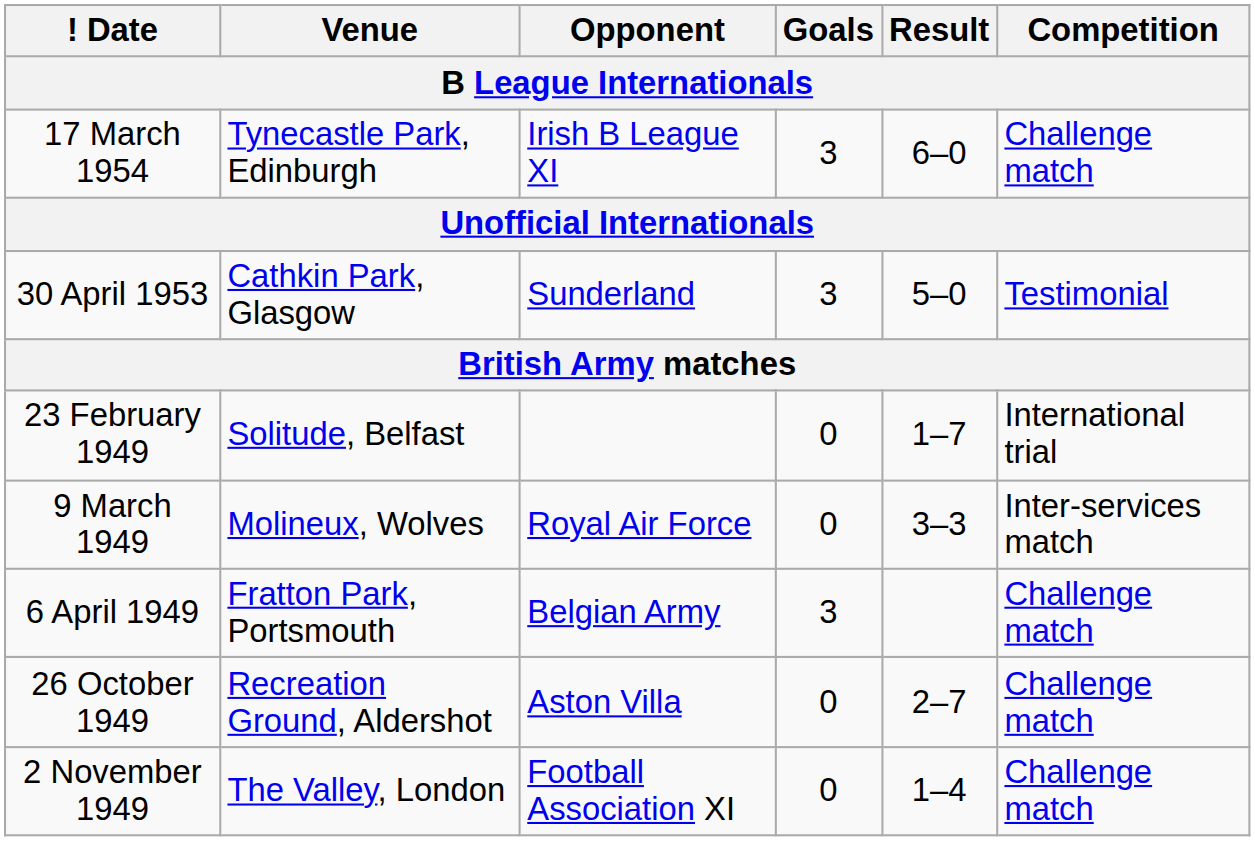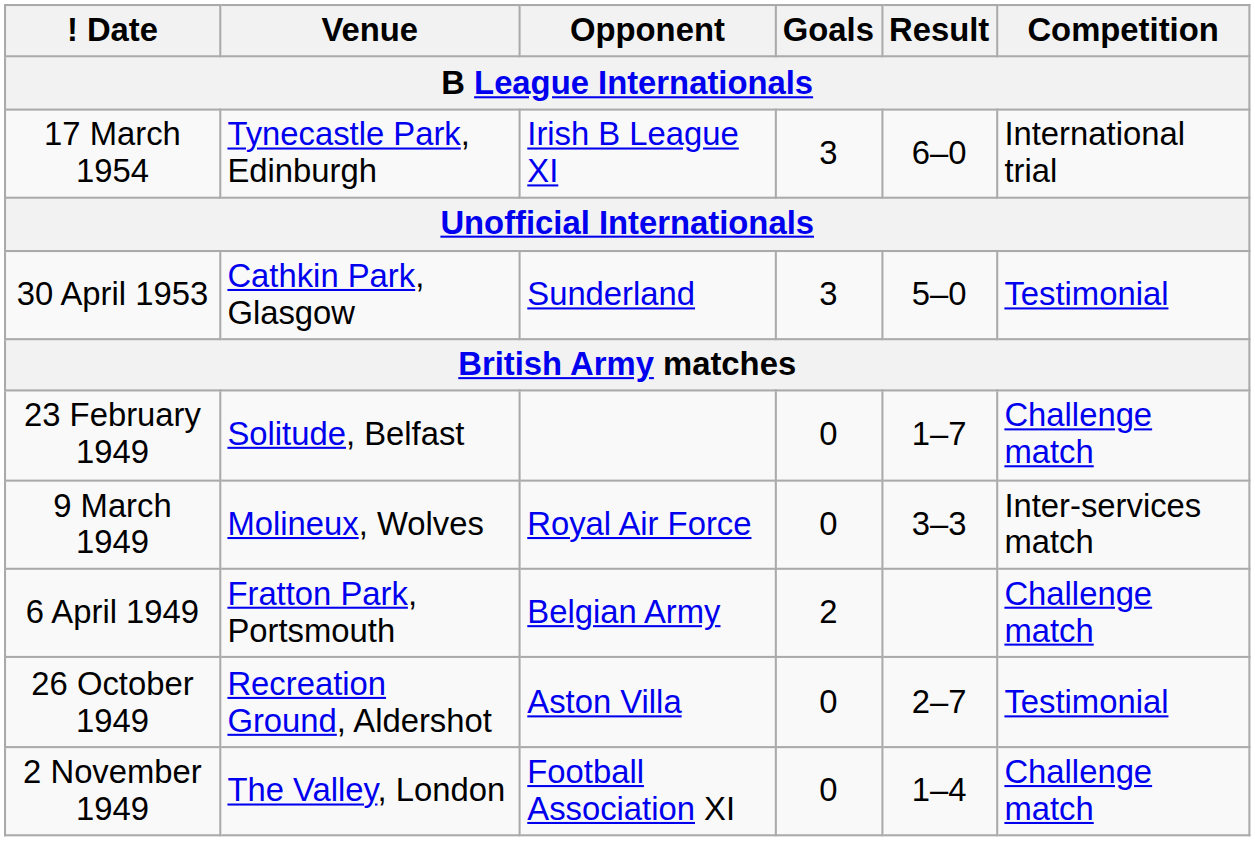(1078, 152) Challenge match -> (1095, 152) International trial
(1095, 434) International trial -> (1078, 434) Challenge match
(828, 612) 3 -> (828, 612) 2
(1078, 701) Challenge match -> (1086, 701) Testimonial
